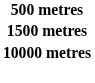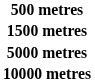+ row: (47, 52)
